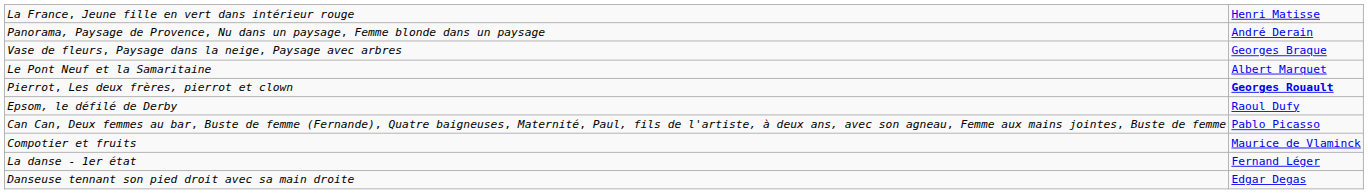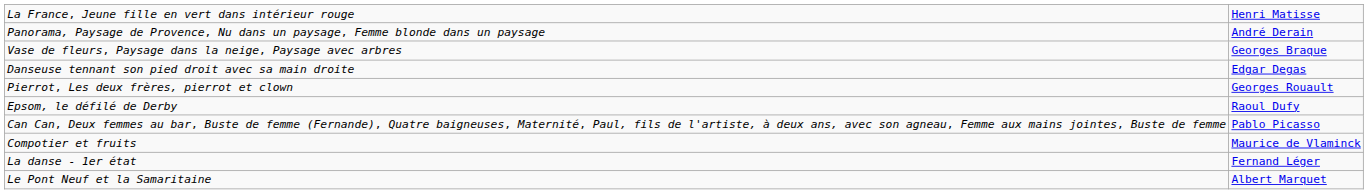rows swapped: (109, 69) <-> (181, 180)
(1283, 87) bold -> (1283, 87) normal
